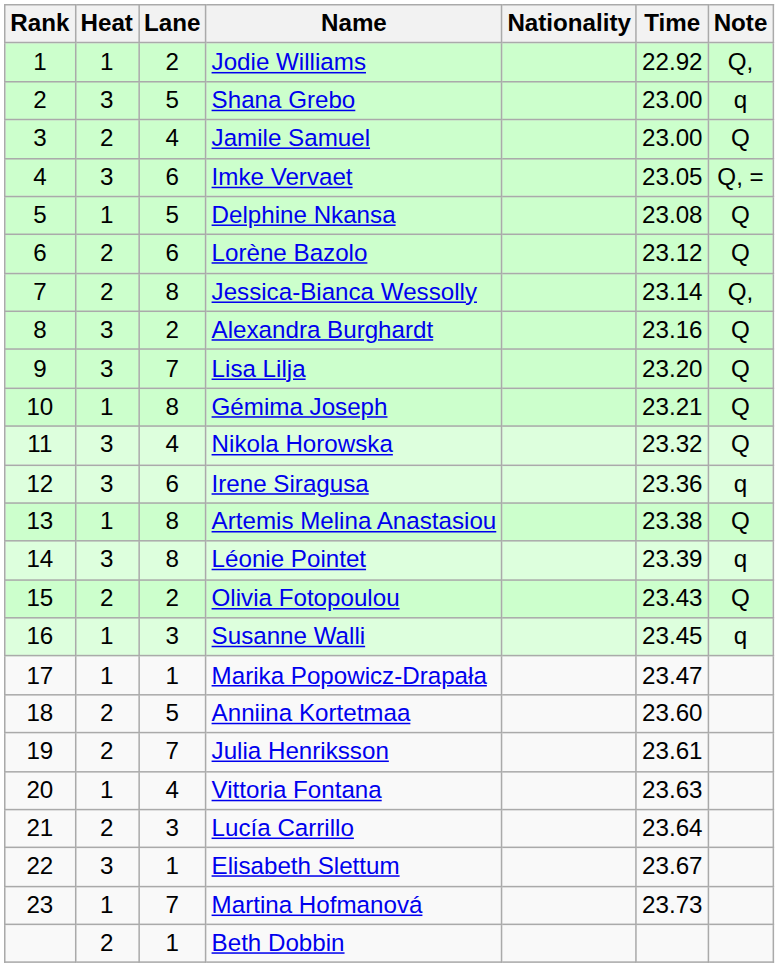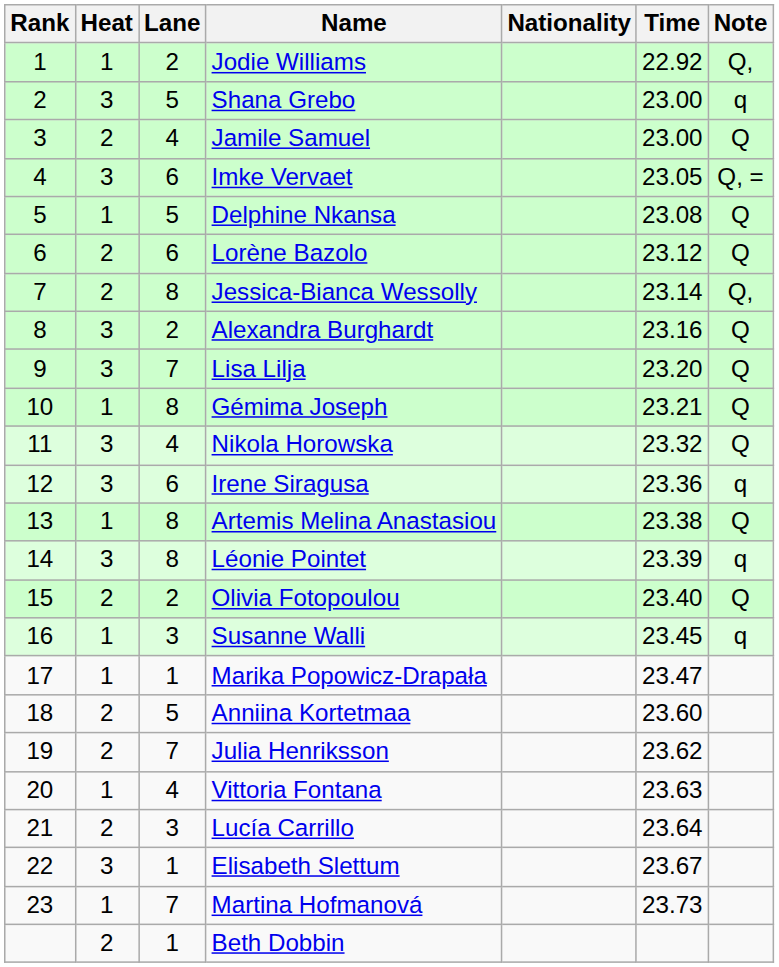(672, 598) 23.43 -> (672, 598) 23.40
(672, 751) 23.61 -> (672, 751) 23.62
